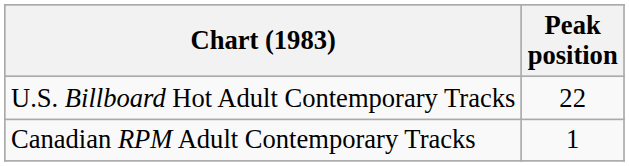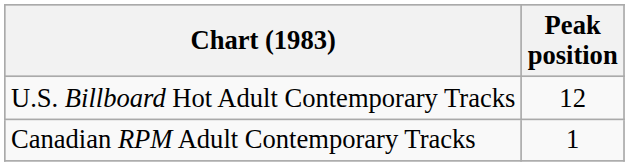(573, 97) 22 -> (573, 97) 12
